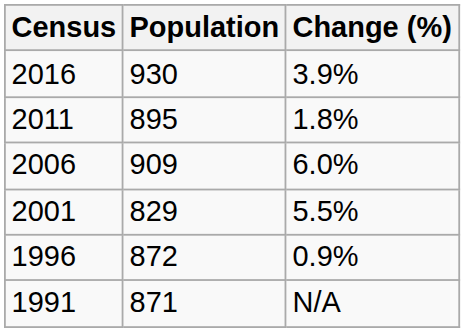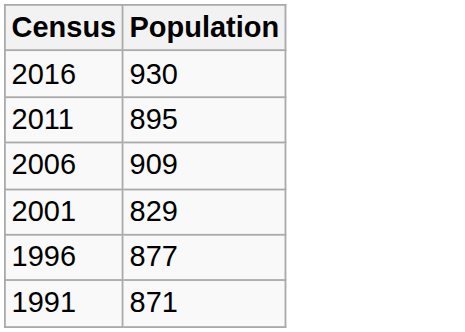- column: (372, 27)
(154, 257) 872 -> (154, 257) 877
